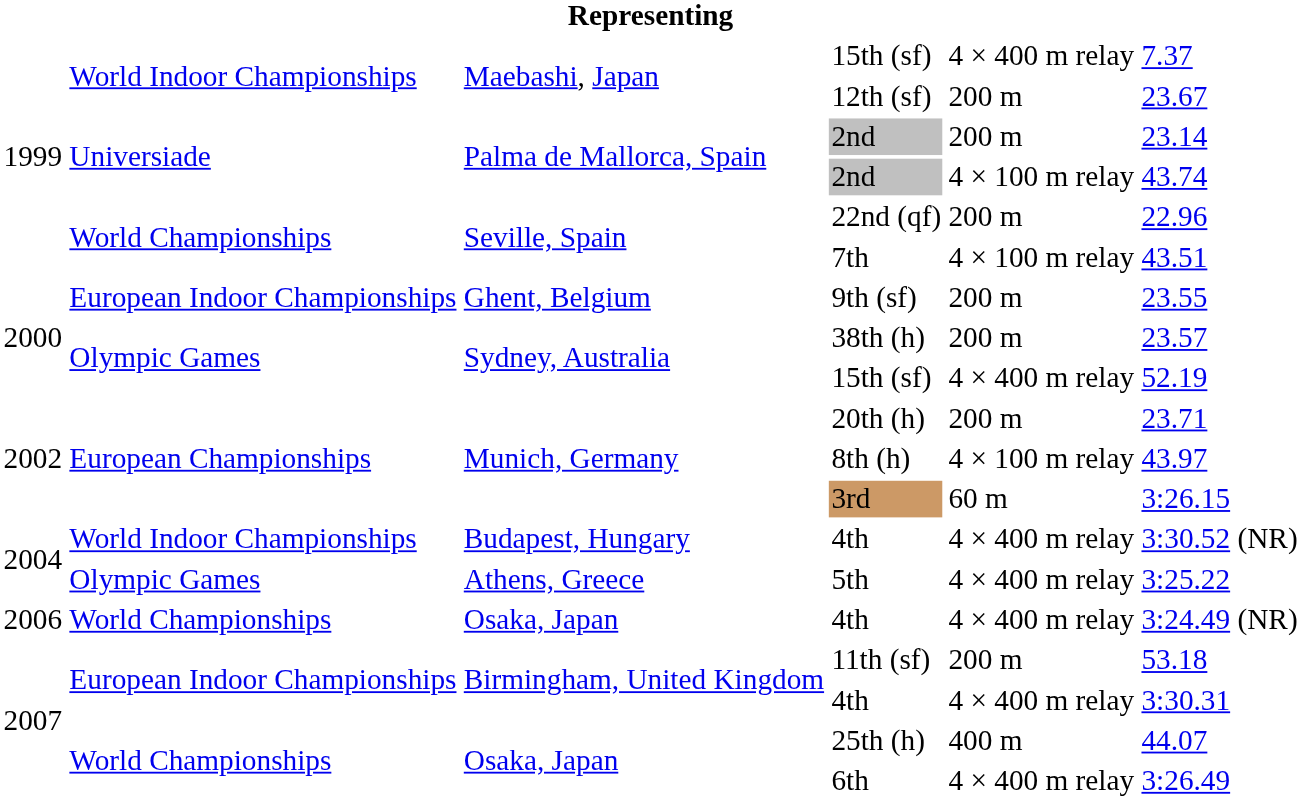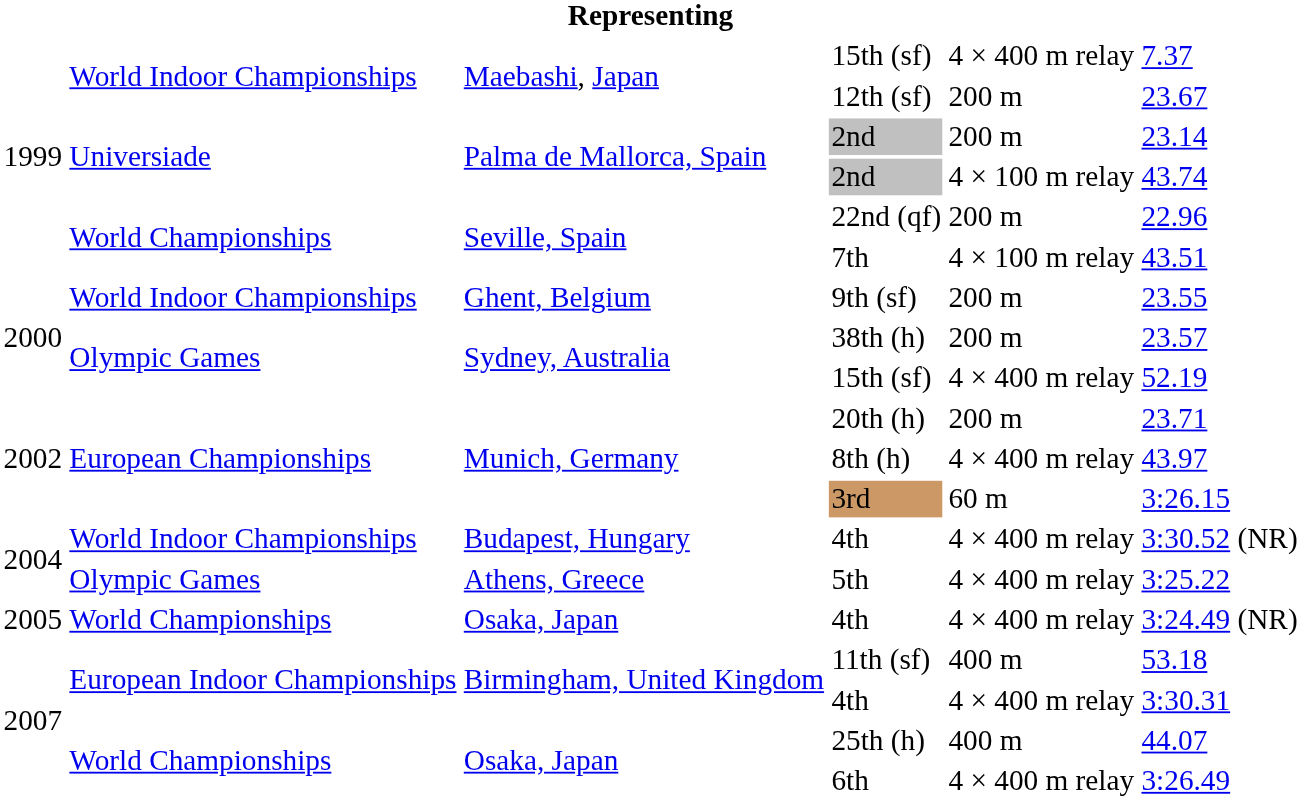(263, 297) European Indoor Championships -> (243, 297) World Indoor Championships
(1041, 458) 4 × 100 m relay -> (1041, 458) 4 × 400 m relay
(33, 619) 2006 -> (33, 619) 2005
(985, 659) 200 m -> (985, 659) 400 m
